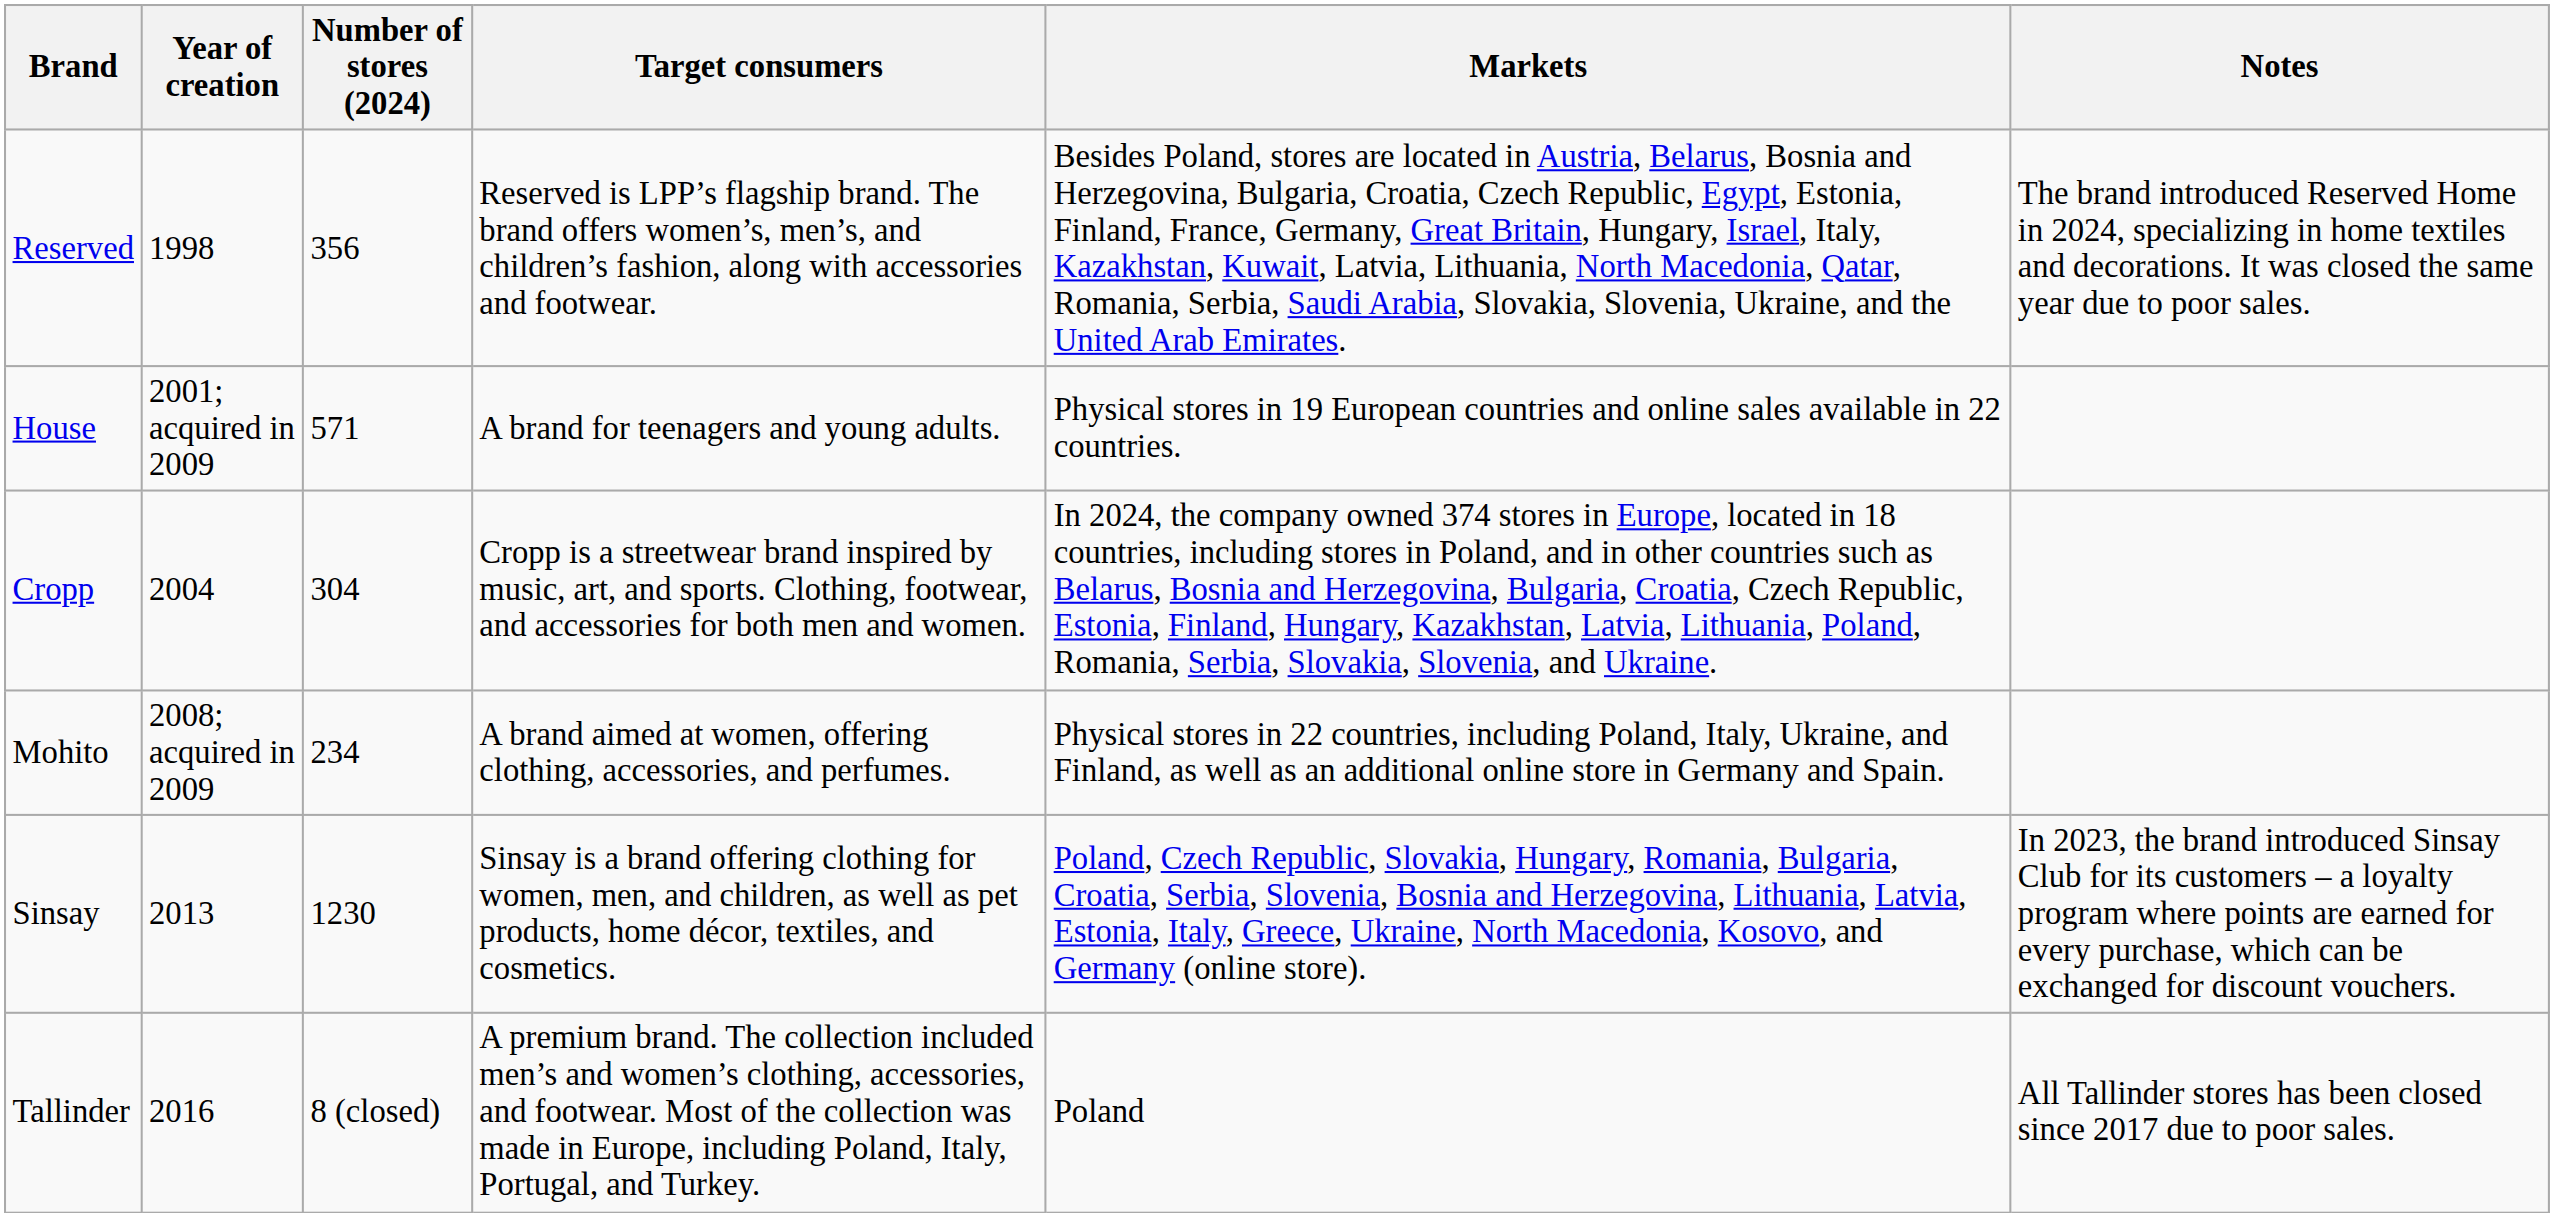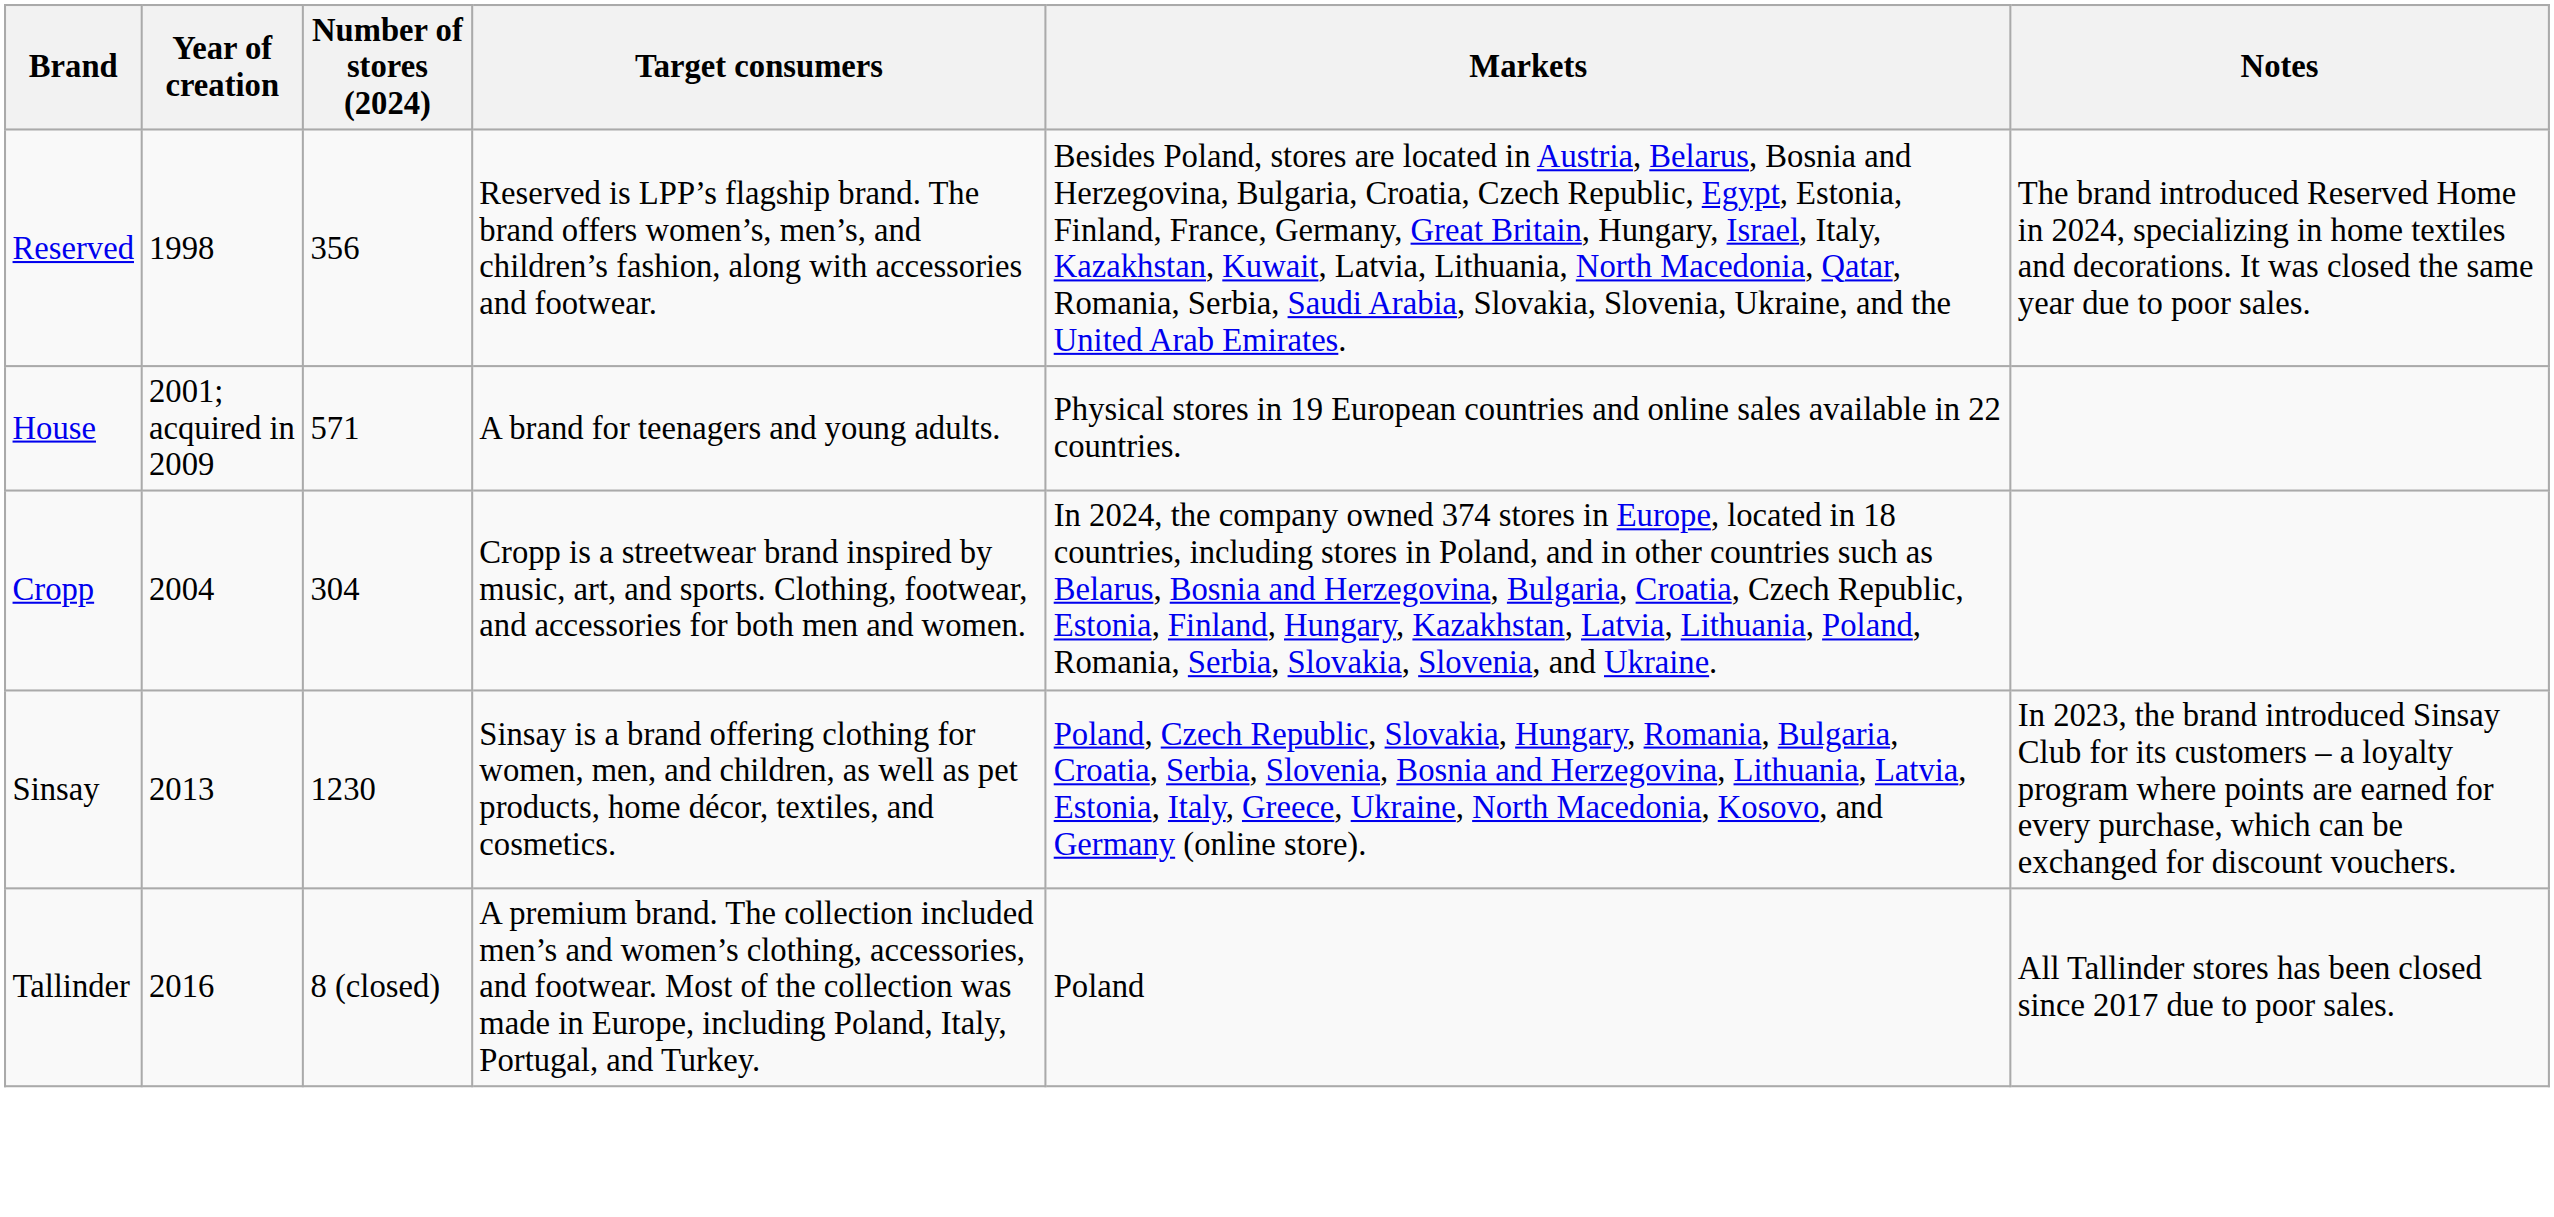- row: (61, 751)
